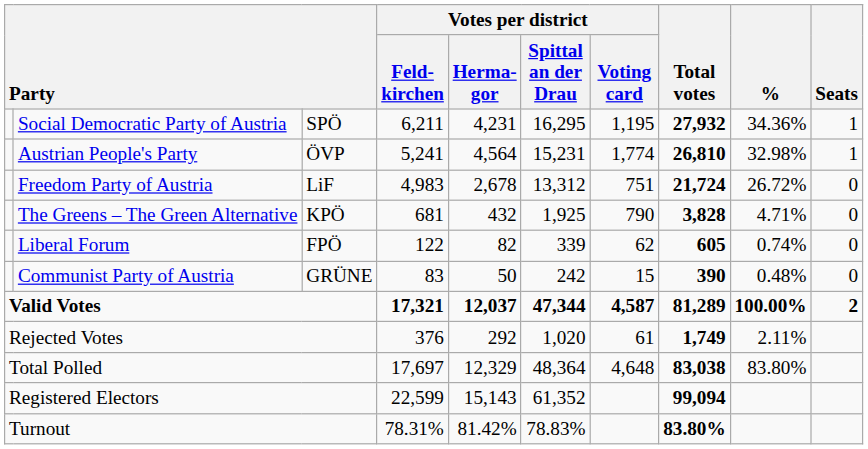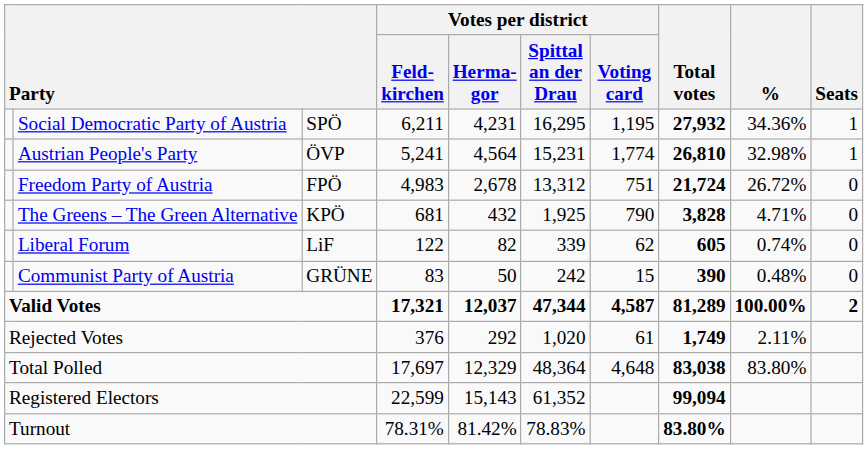(320, 184) LiF -> (324, 184) FPÖ
(324, 245) FPÖ -> (320, 245) LiF
